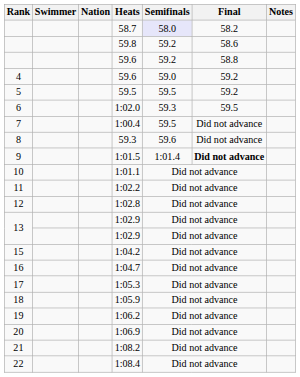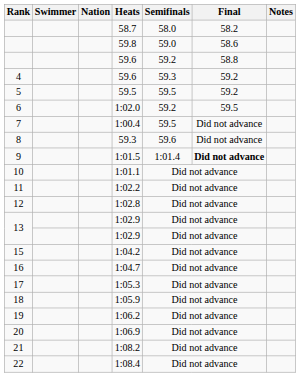(167, 28) lavender background -> (167, 28) no background
(167, 44) 59.2 -> (167, 44) 59.0
(167, 76) 59.0 -> (167, 76) 59.3
(167, 108) 59.3 -> (167, 108) 59.2
